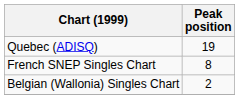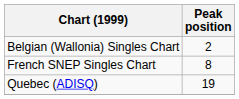rows swapped: (93, 84) <-> (52, 46)
